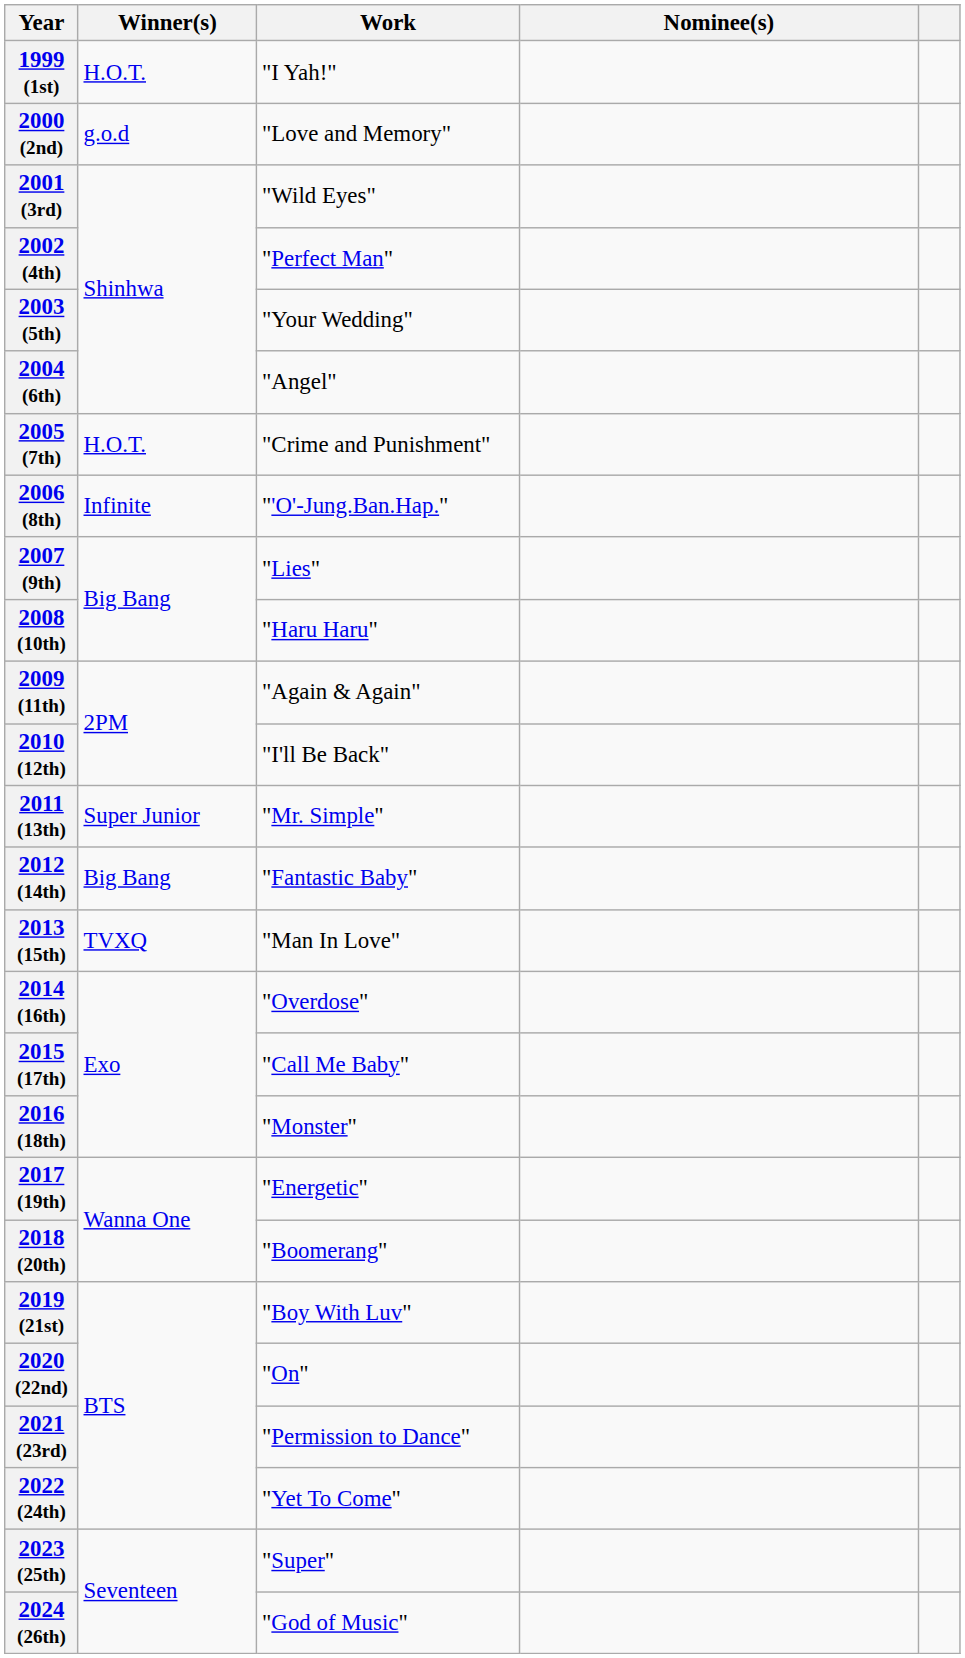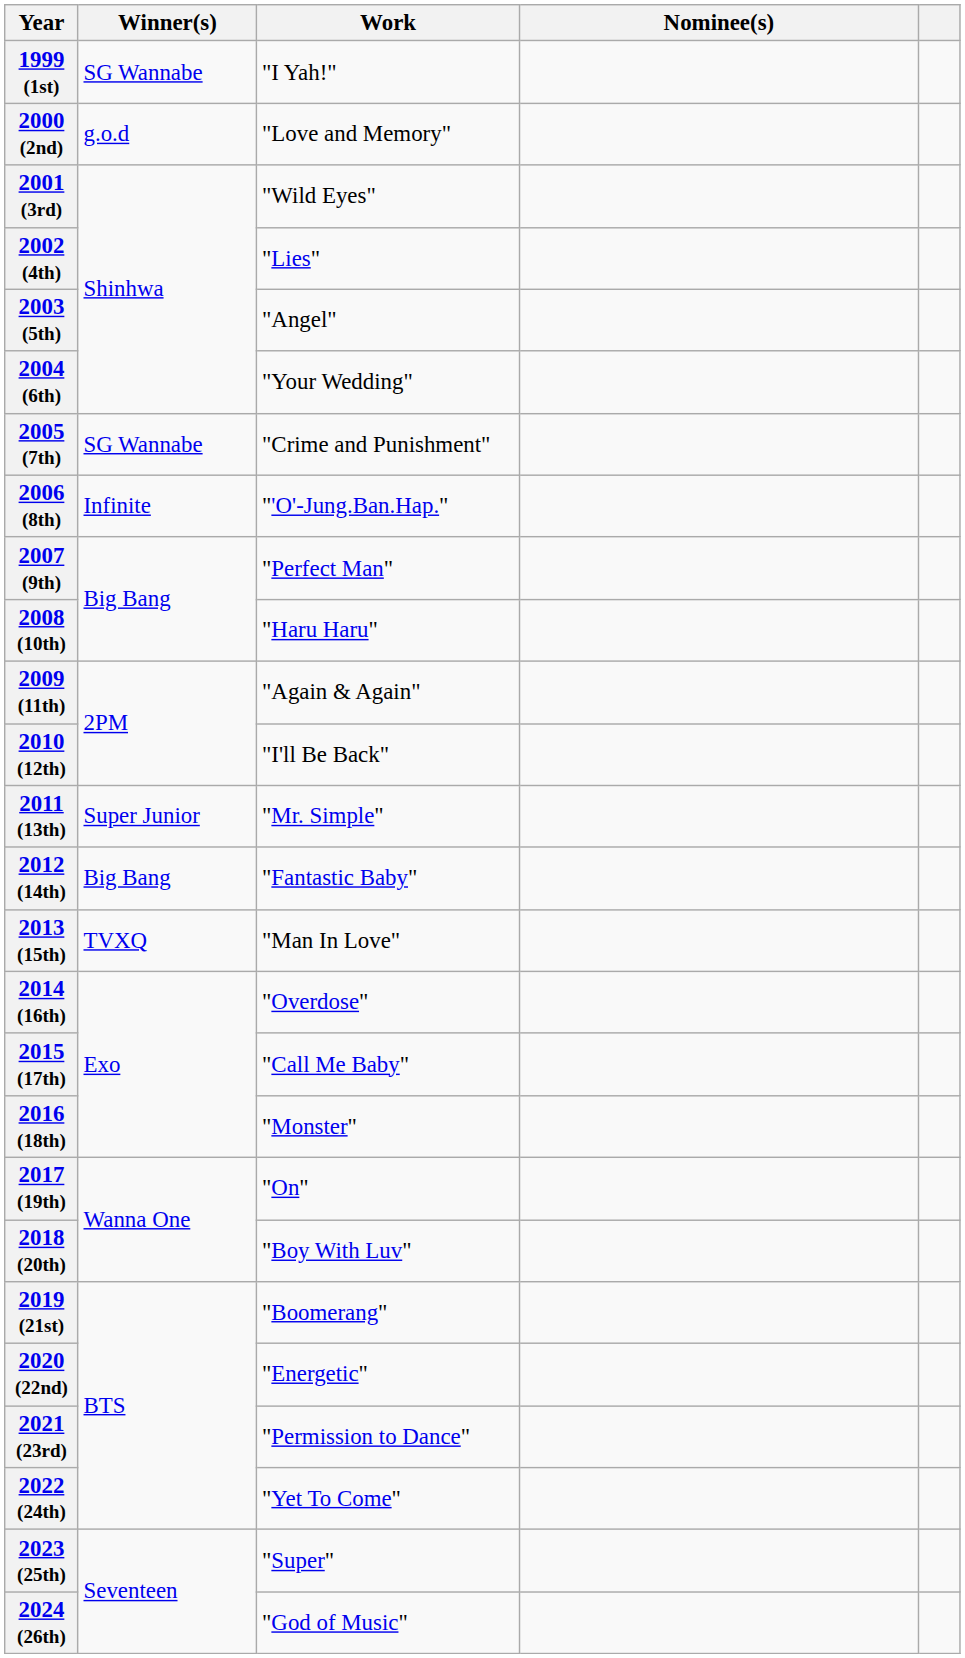(115, 71) H.O.T. -> (143, 71) SG Wannabe
(328, 257) "Perfect Man" -> (291, 257) "Lies"
(337, 319) "Your Wedding" -> (299, 319) "Angel"
(299, 381) "Angel" -> (337, 381) "Your Wedding"
(115, 443) H.O.T. -> (143, 443) SG Wannabe
(291, 568) "Lies" -> (328, 568) "Perfect Man"
(315, 1188) "Energetic" -> (285, 1188) "On"
(325, 1250) "Boomerang" -> (337, 1250) "Boy With Luv"
(337, 1312) "Boy With Luv" -> (325, 1312) "Boomerang"
(285, 1374) "On" -> (315, 1374) "Energetic"
